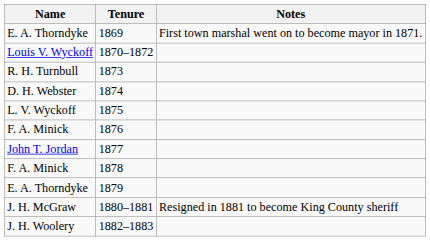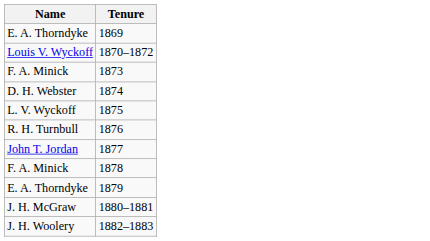- column: (291, 14)
(43, 71) R. H. Turnbull -> (38, 71) F. A. Minick
(38, 129) F. A. Minick -> (43, 129) R. H. Turnbull
